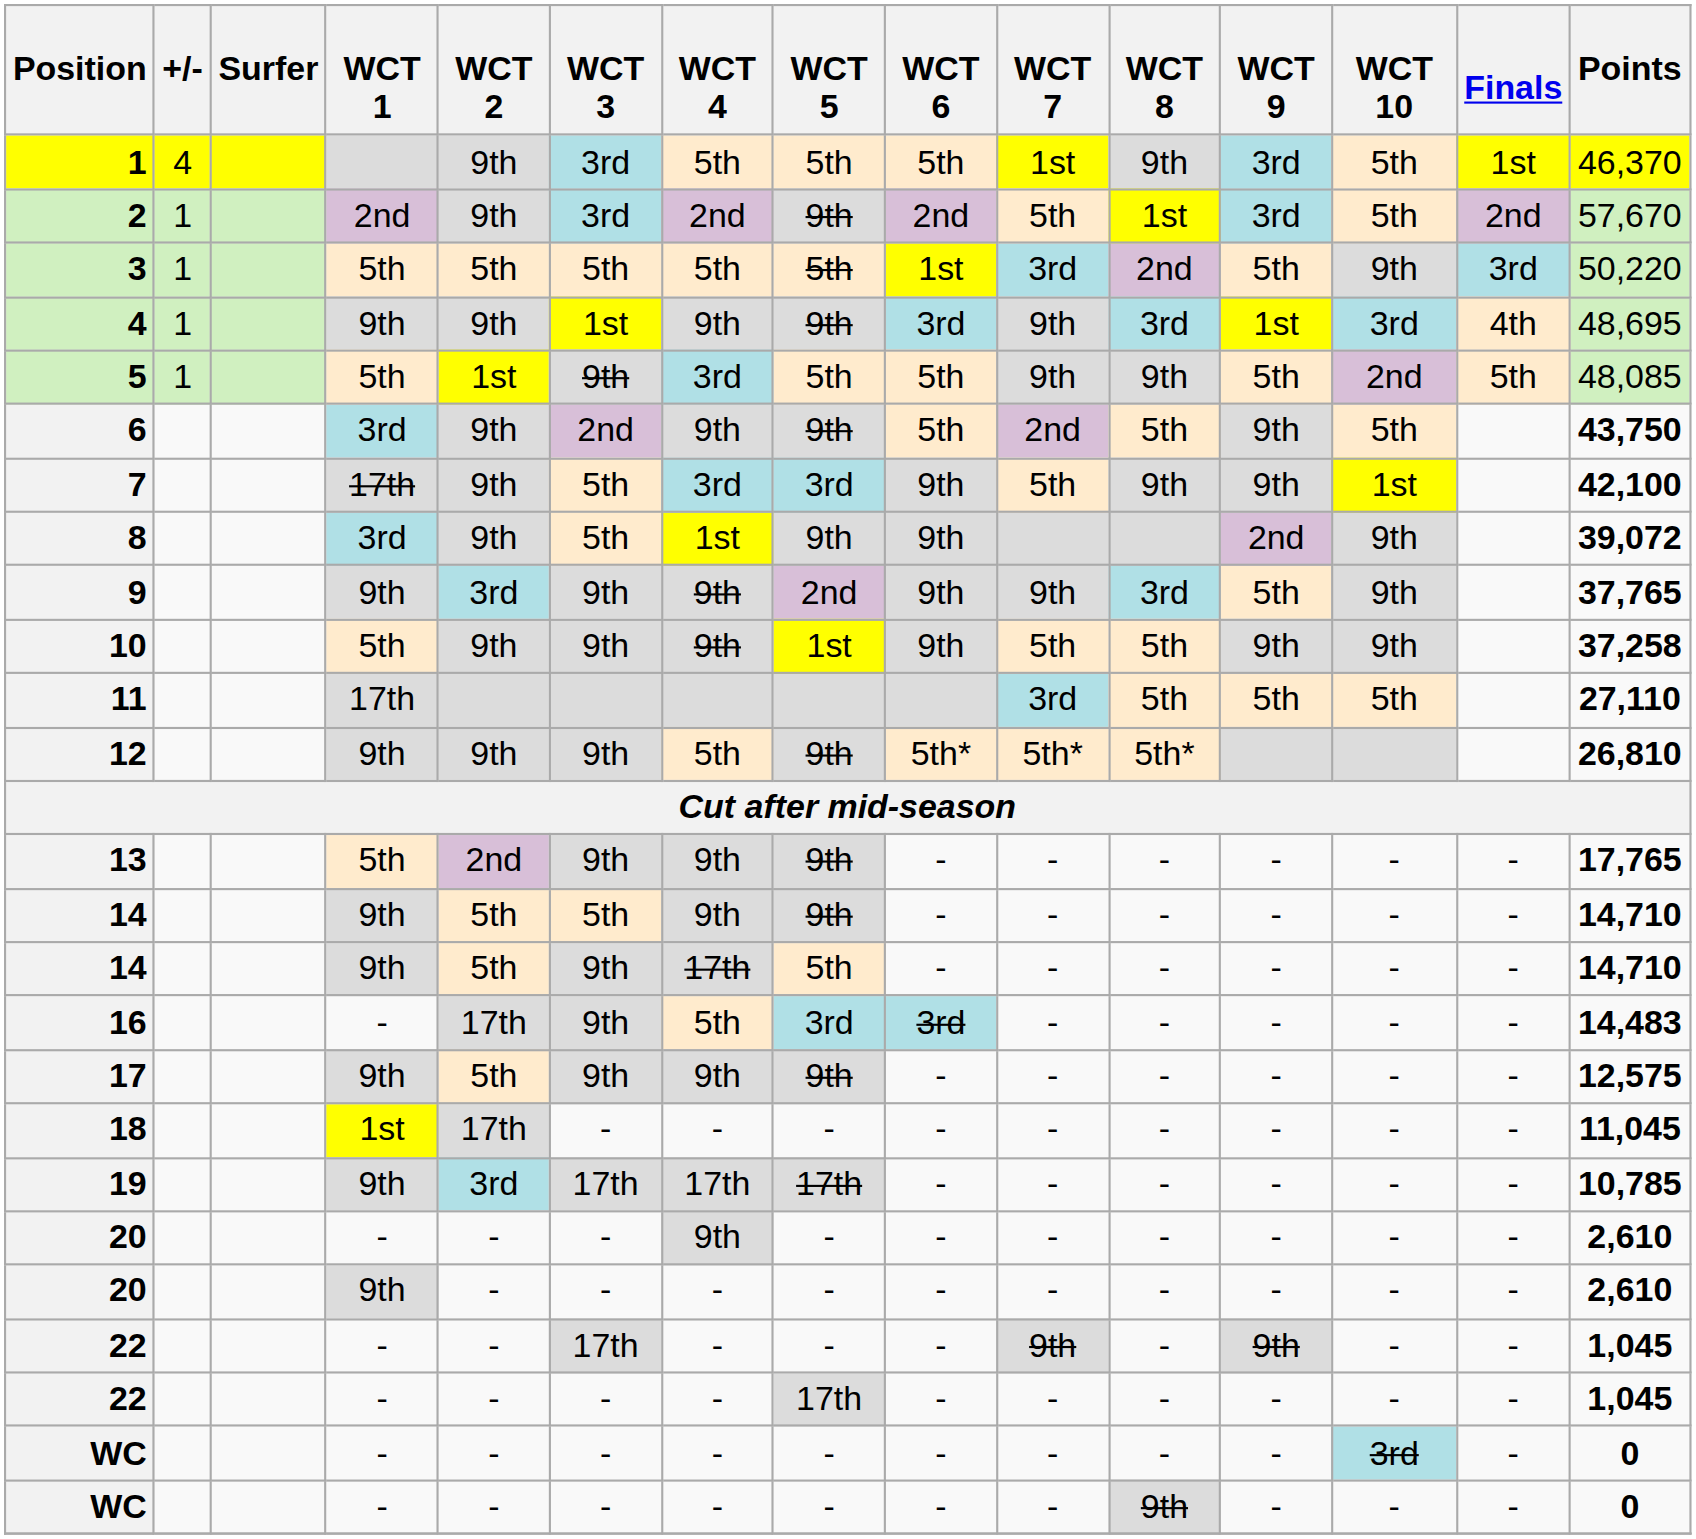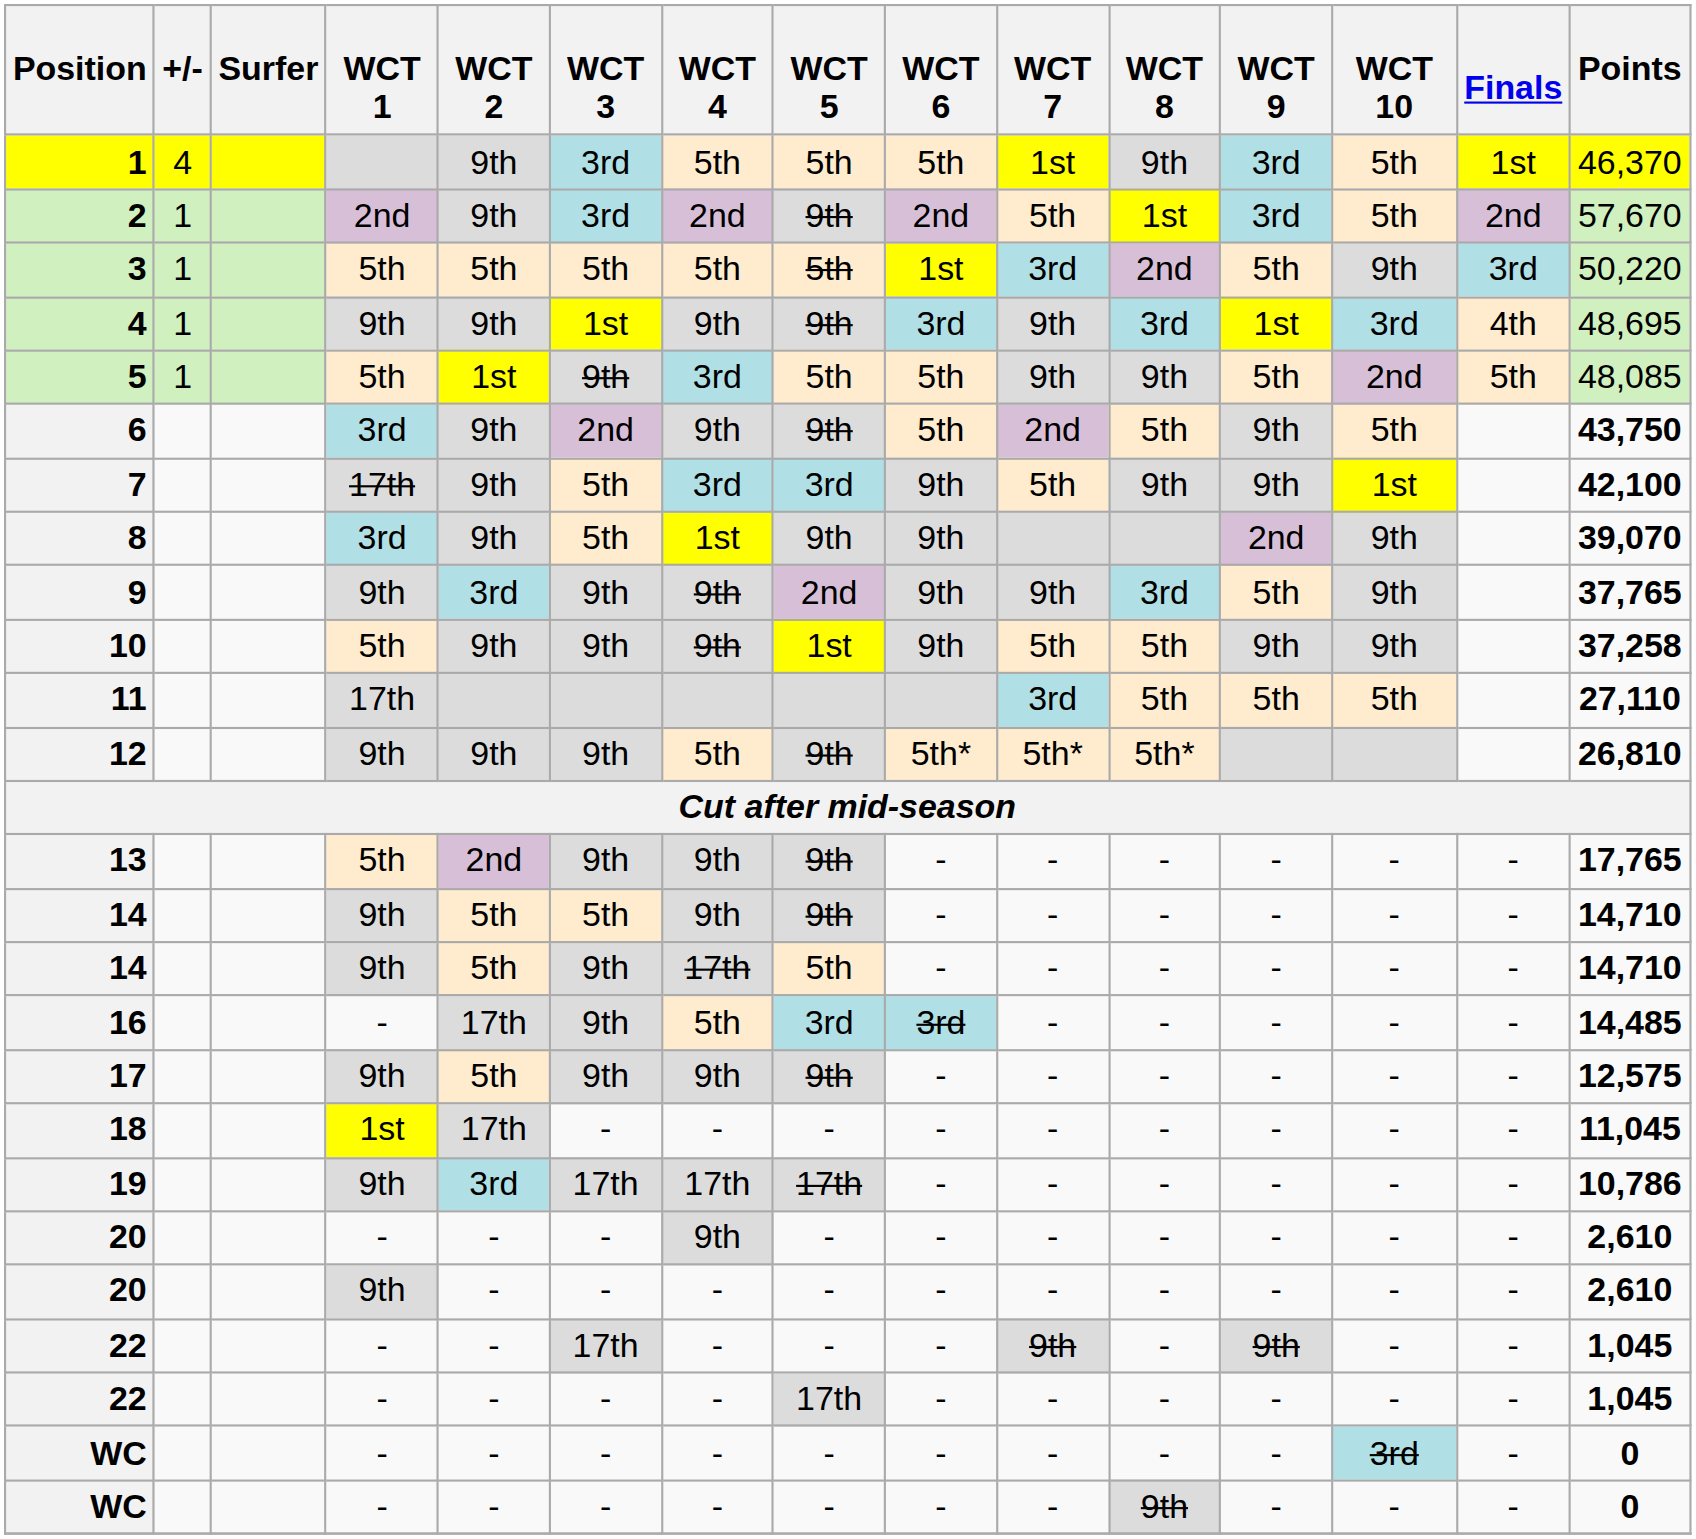(1630, 538) 39,072 -> (1630, 538) 39,070
(1630, 1022) 14,483 -> (1630, 1022) 14,485
(1630, 1183) 10,785 -> (1630, 1183) 10,786
